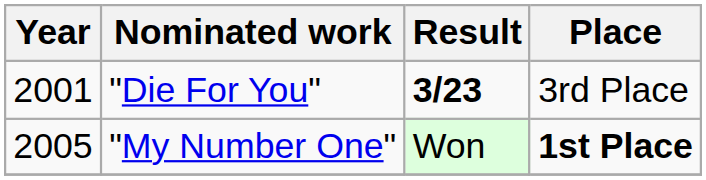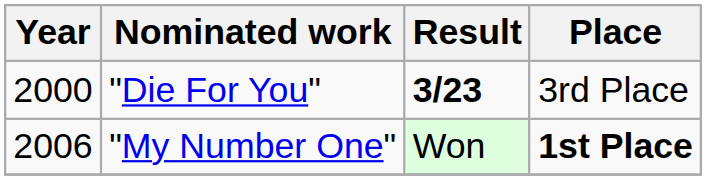(53, 89) 2001 -> (53, 89) 2000
(53, 145) 2005 -> (53, 145) 2006
